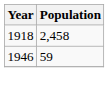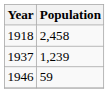+ row: (21, 56)
